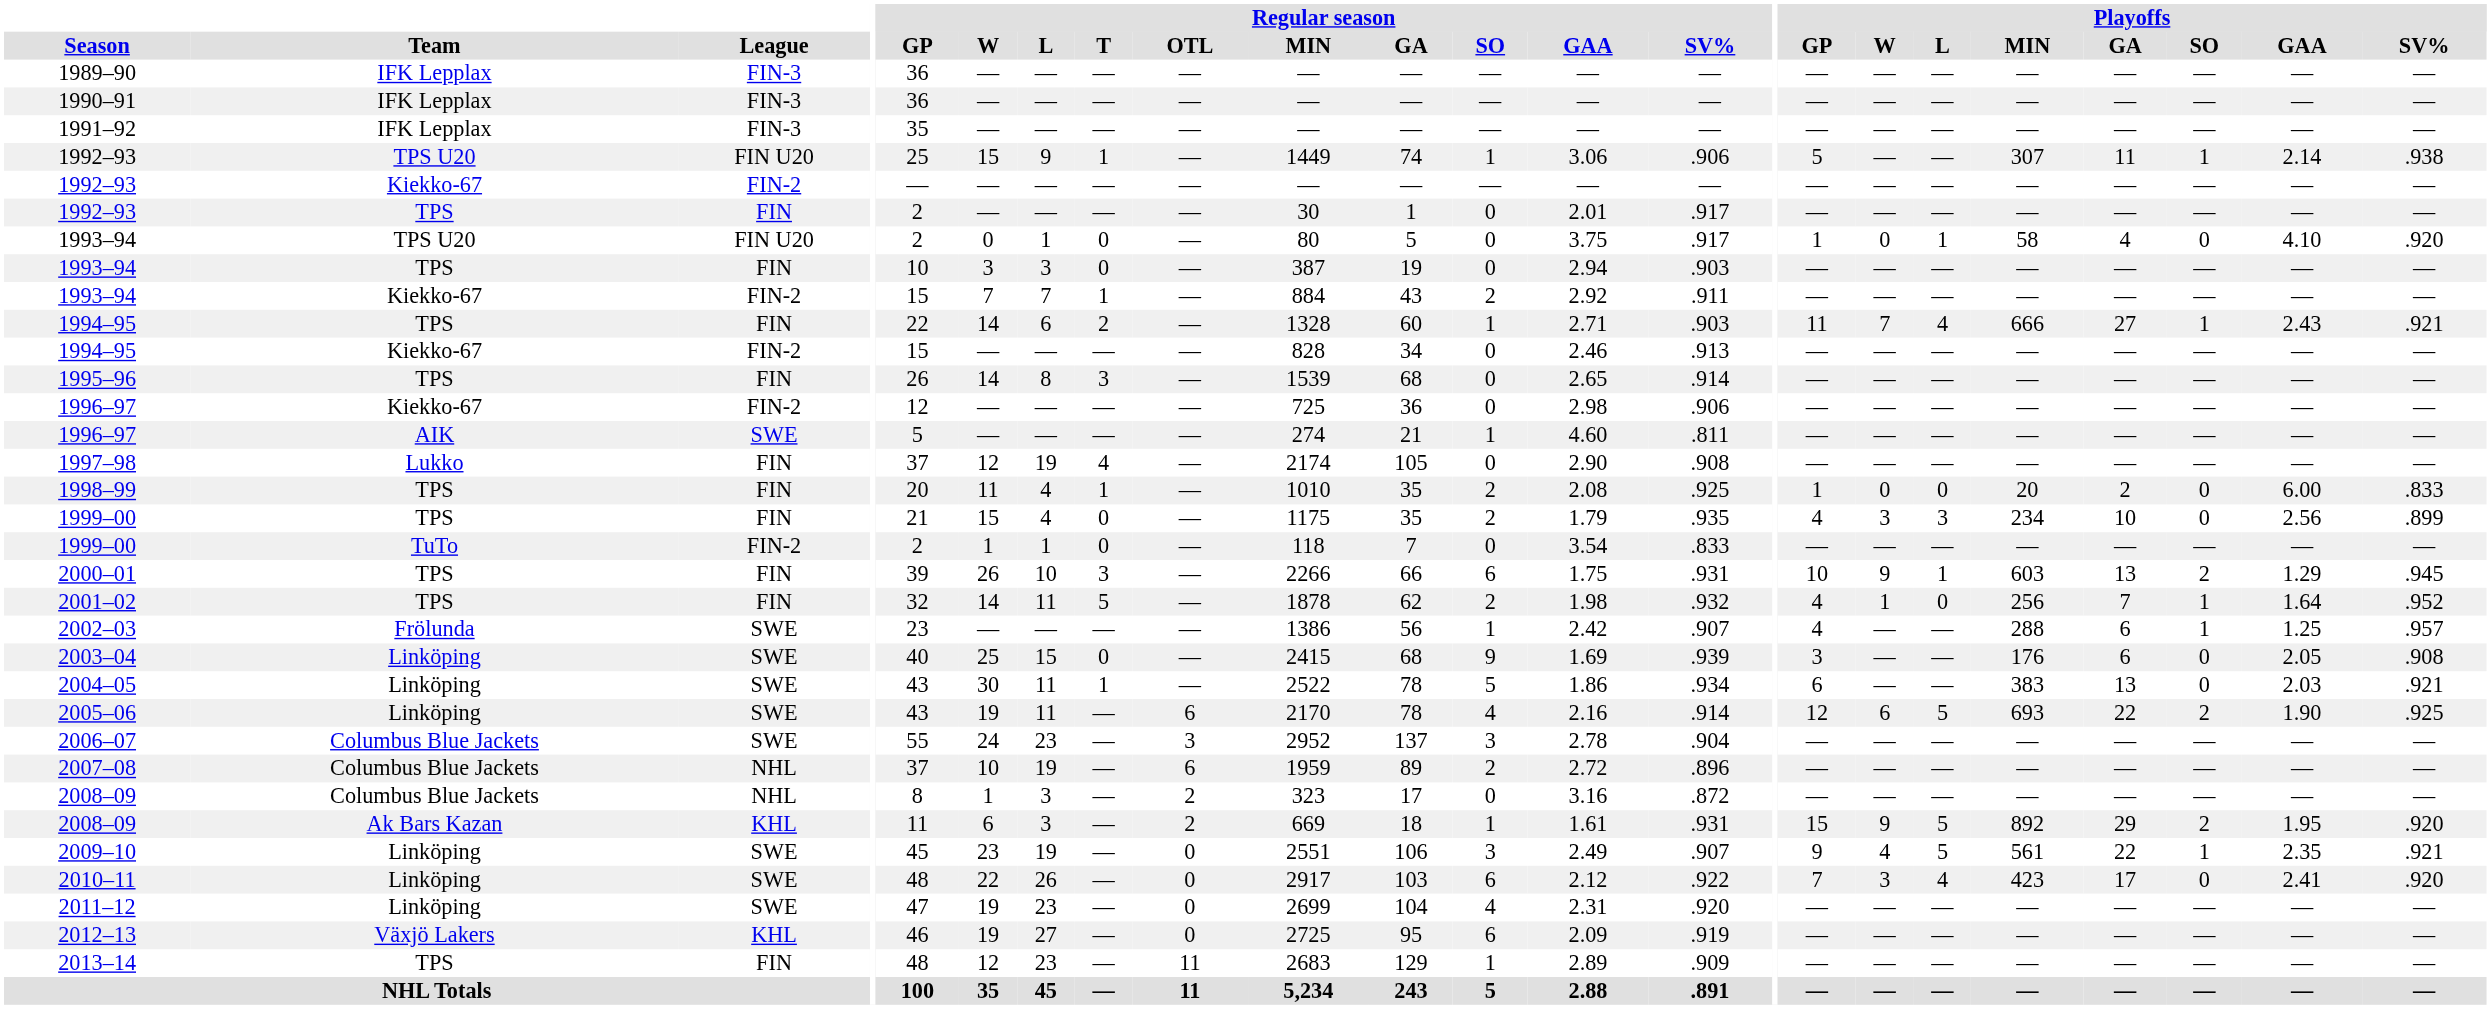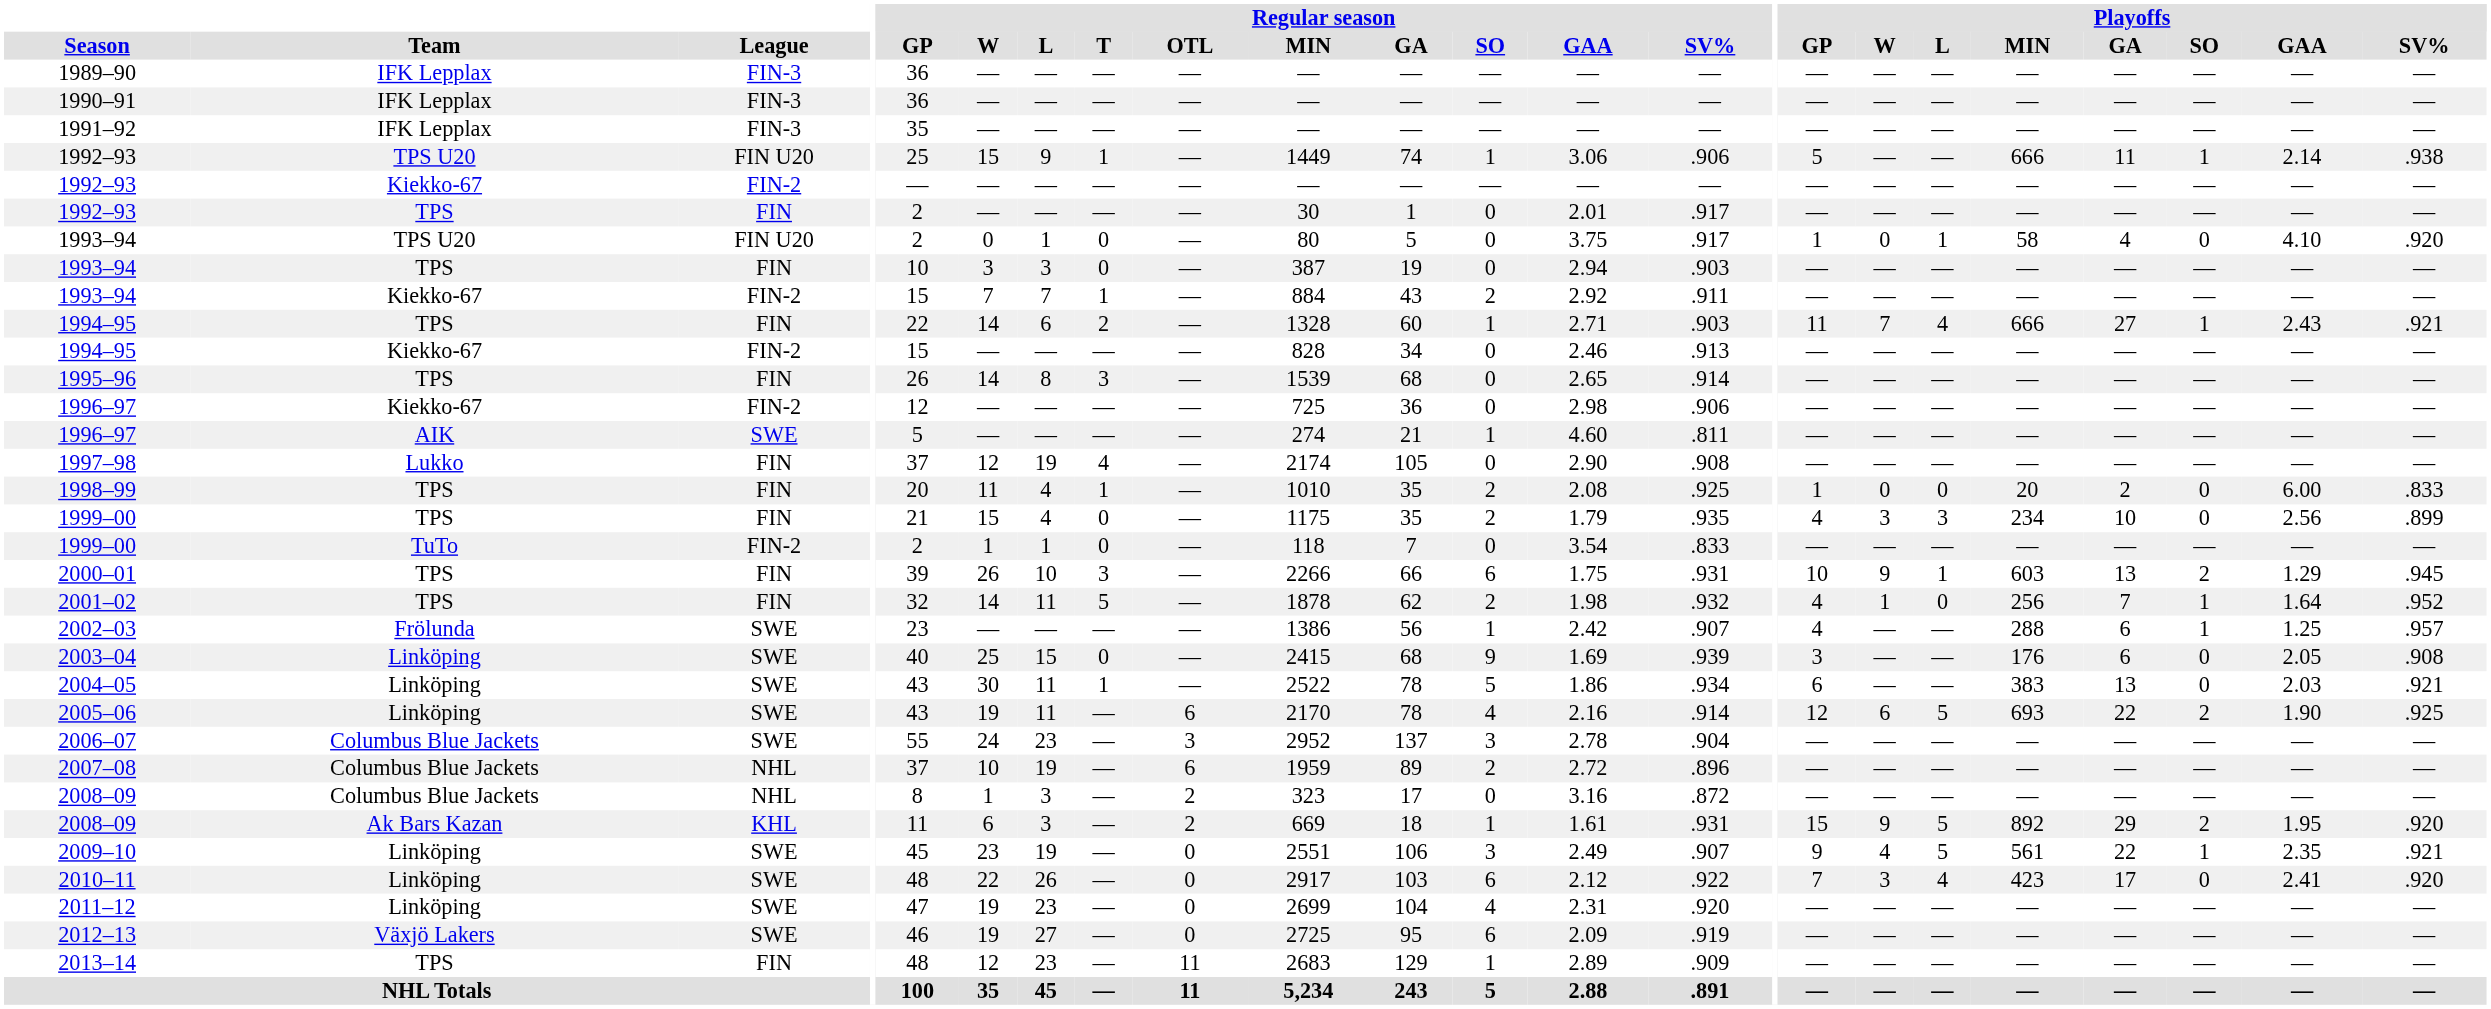(2027, 156) 307 -> (2027, 156) 666
(774, 935) KHL -> (774, 935) SWE
